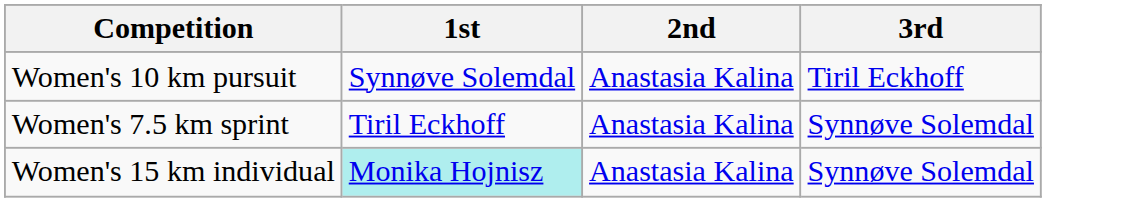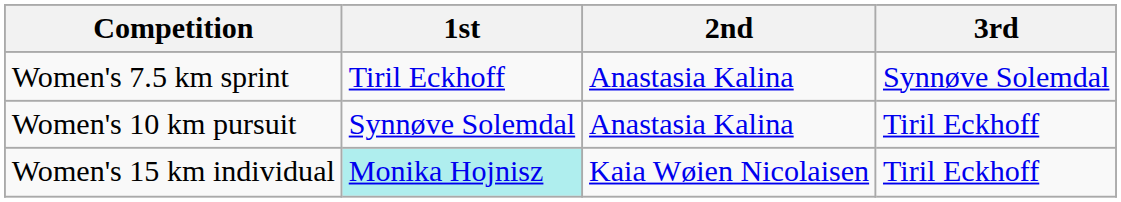rows swapped: (150, 123) <-> (154, 76)
(691, 171) Anastasia Kalina -> (729, 171) Kaia Wøien Nicolaisen
(921, 171) Synnøve Solemdal -> (961, 171) Tiril Eckhoff
